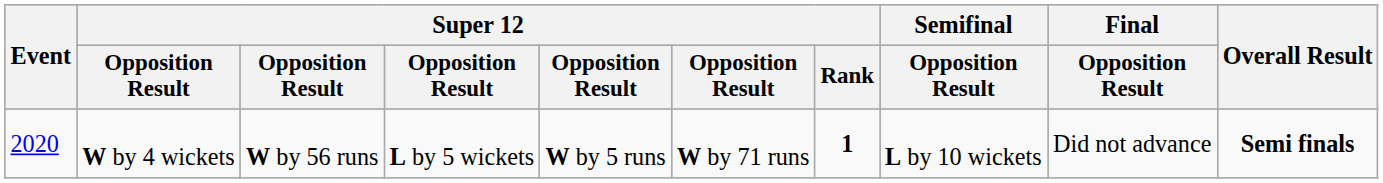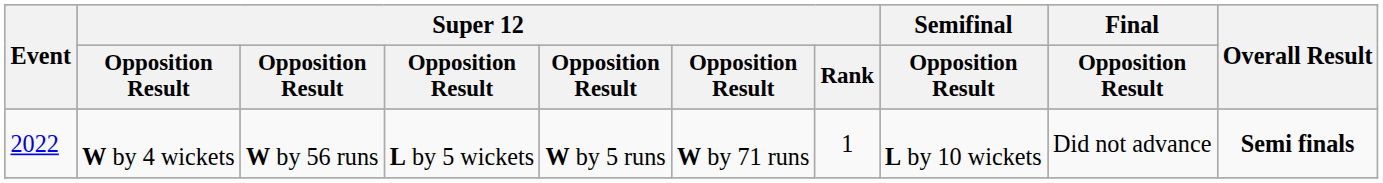(35, 143) 2020 -> (35, 143) 2022
(847, 143) bold -> (847, 143) normal
